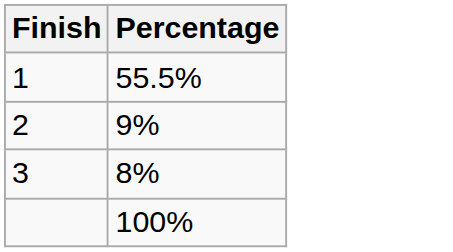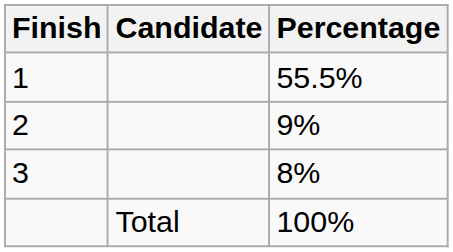+ column: (189, 28)
